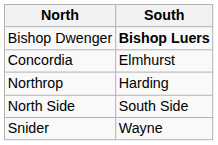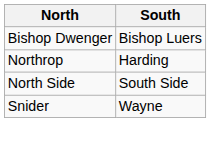(164, 38) bold -> (160, 38) normal
- row: (40, 60)
